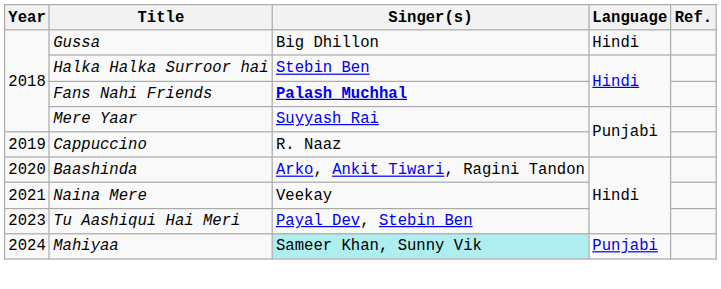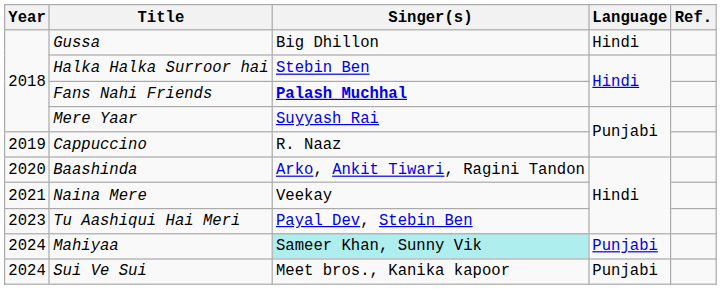+ row: (100, 272)
